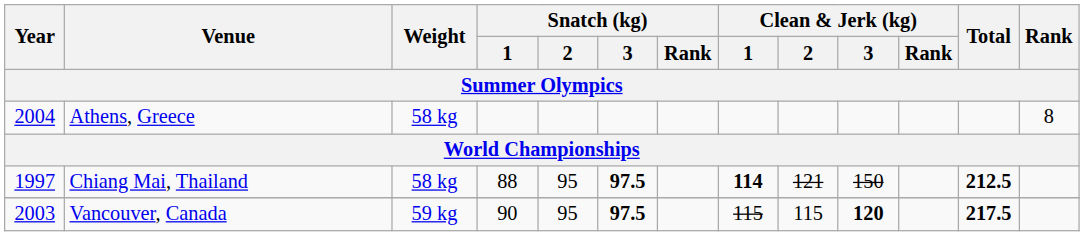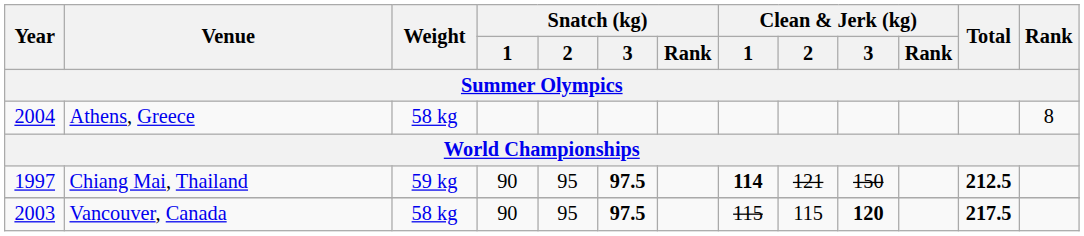(434, 181) 58 kg -> (434, 181) 59 kg
(507, 181) 88 -> (507, 181) 90
(434, 213) 59 kg -> (434, 213) 58 kg
